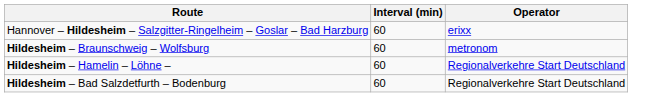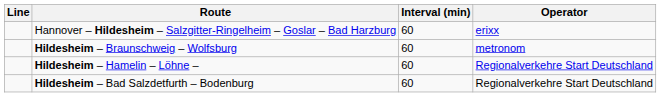+ column: (18, 13)
